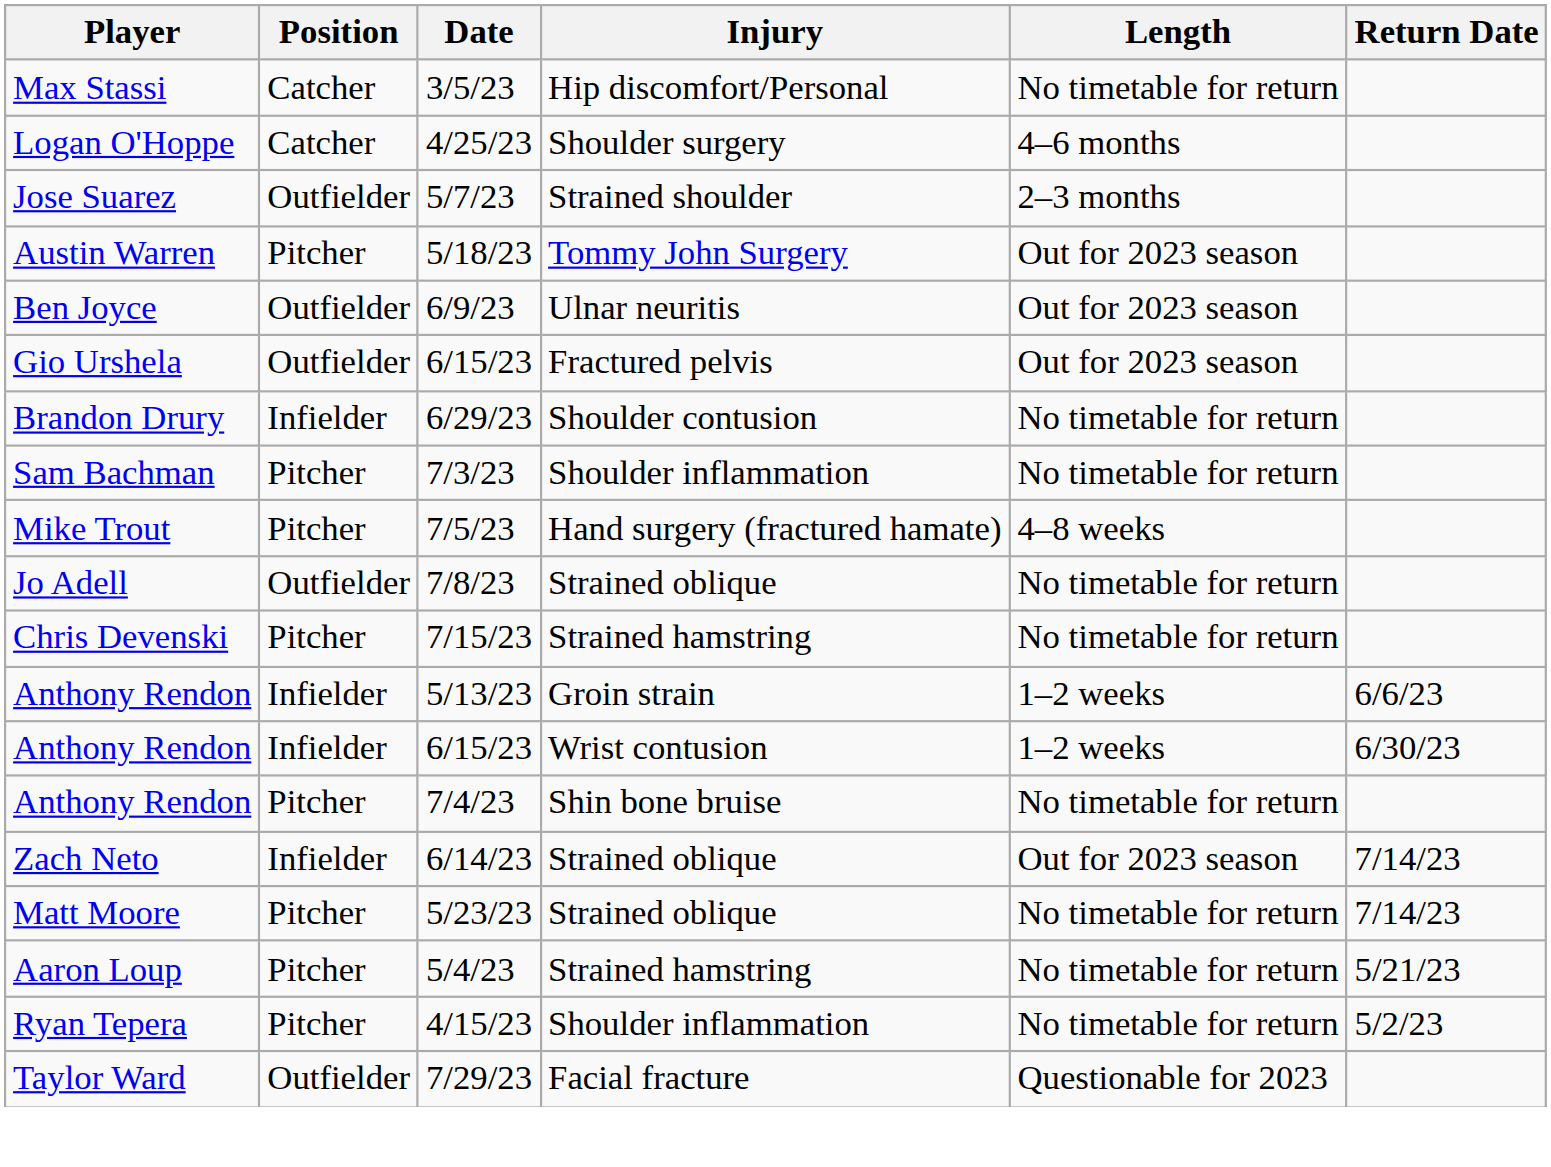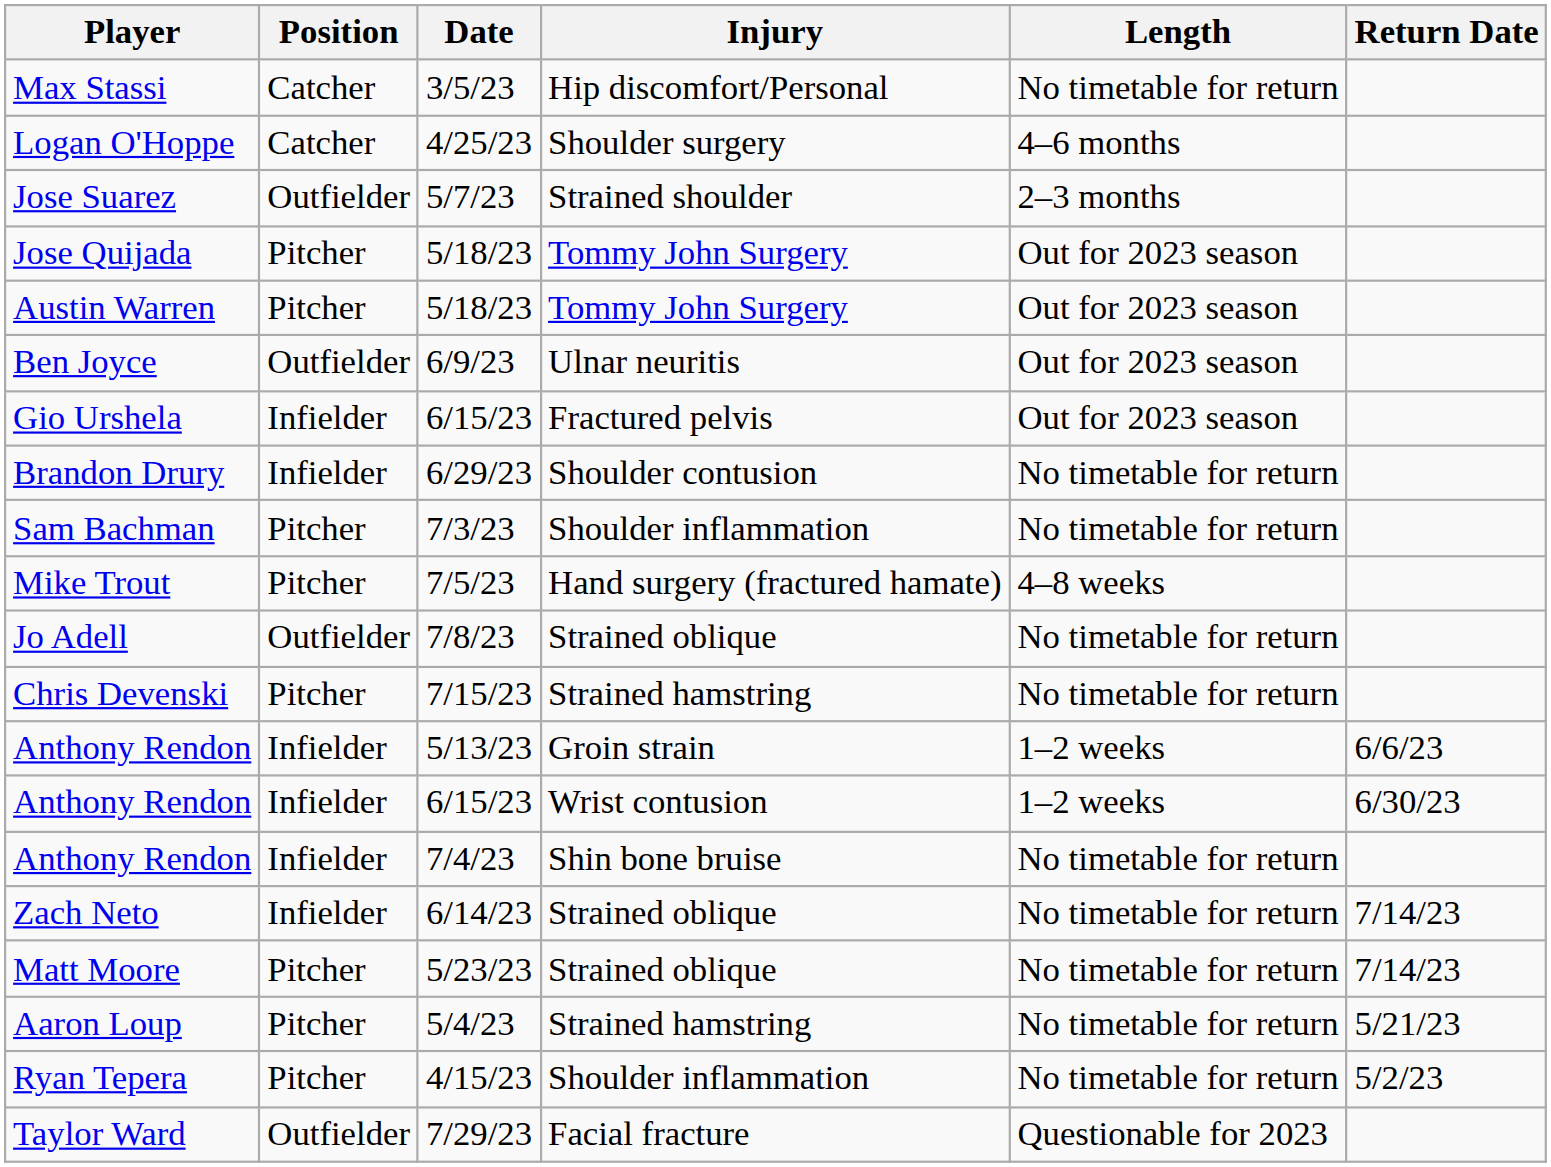+ row: (102, 252)
(339, 362) Outfielder -> (327, 417) Infielder
(316, 802) Pitcher -> (327, 857) Infielder
(1158, 857) Out for 2023 season -> (1178, 913) No timetable for return
